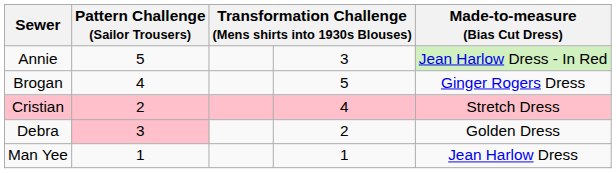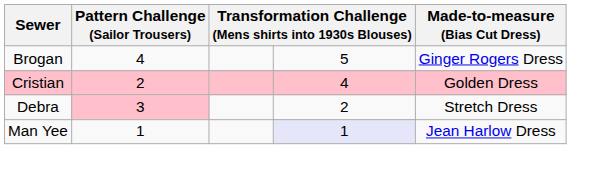- row: (38, 58)
(513, 107) Stretch Dress -> (491, 82) Golden Dress
(513, 131) Golden Dress -> (491, 107) Stretch Dress
(344, 155) no background -> (344, 131) lavender background
